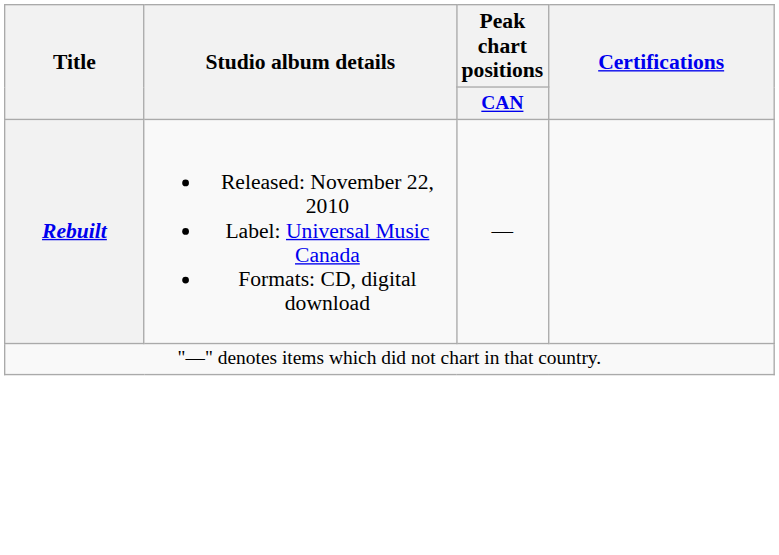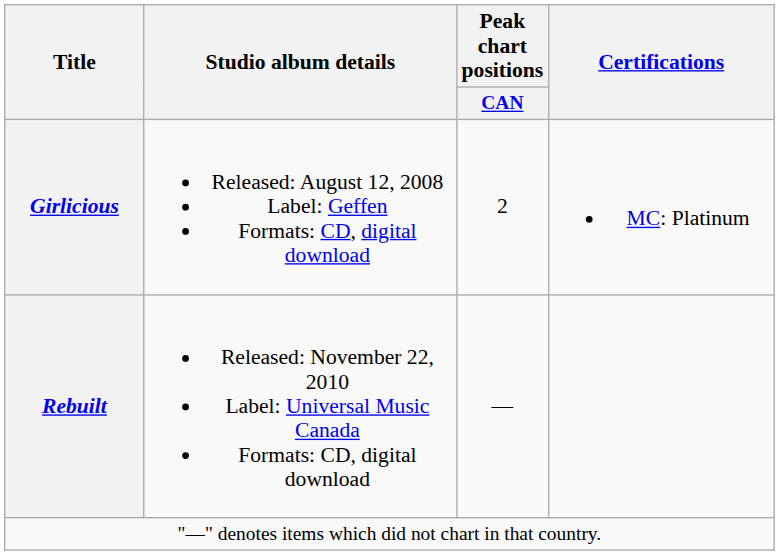+ row: (74, 206)
